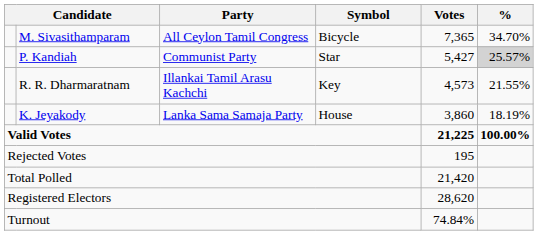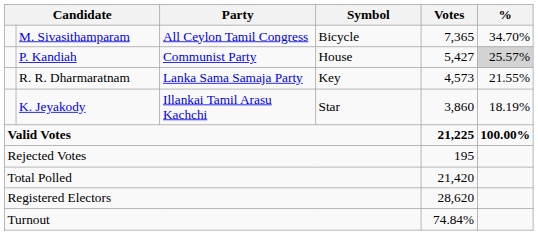(329, 57) Star -> (335, 57) House
(217, 85) Illankai Tamil Arasu Kachchi -> (233, 78) Lanka Sama Samaja Party
(233, 114) Lanka Sama Samaja Party -> (217, 106) Illankai Tamil Arasu Kachchi
(335, 114) House -> (329, 106) Star
